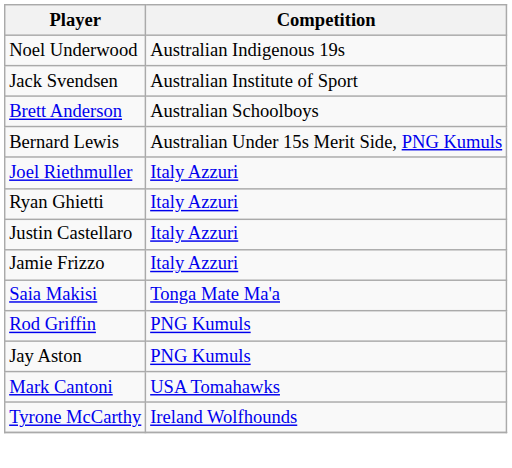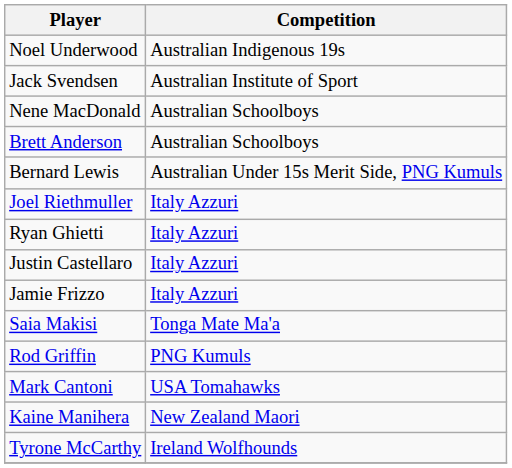+ row: (75, 111)
- row: (45, 356)
+ row: (69, 417)
